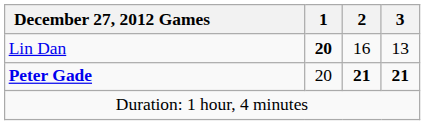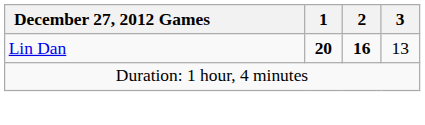(362, 47) normal -> (362, 47) bold
- row: (50, 76)
